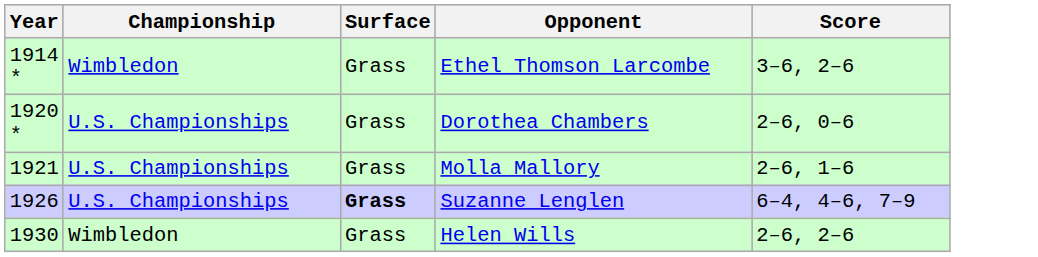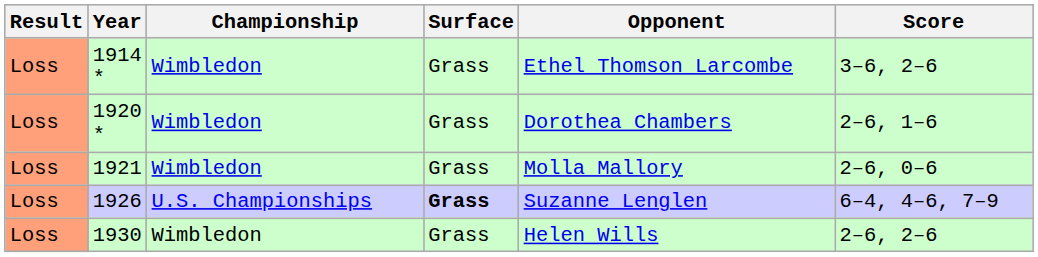+ column: (46, 21)
(179, 123) U.S. Championships -> (207, 123) Wimbledon
(805, 123) 2–6, 0–6 -> (889, 123) 2–6, 1–6
(179, 168) U.S. Championships -> (207, 168) Wimbledon
(805, 168) 2–6, 1–6 -> (889, 168) 2–6, 0–6
